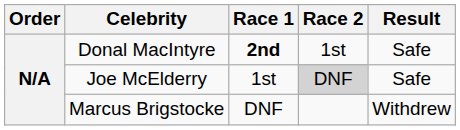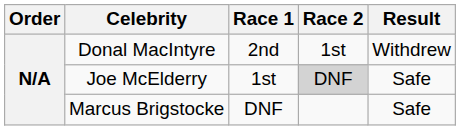(263, 49) bold -> (263, 49) normal
(412, 49) Safe -> (412, 49) Withdrew
(412, 109) Withdrew -> (412, 109) Safe
